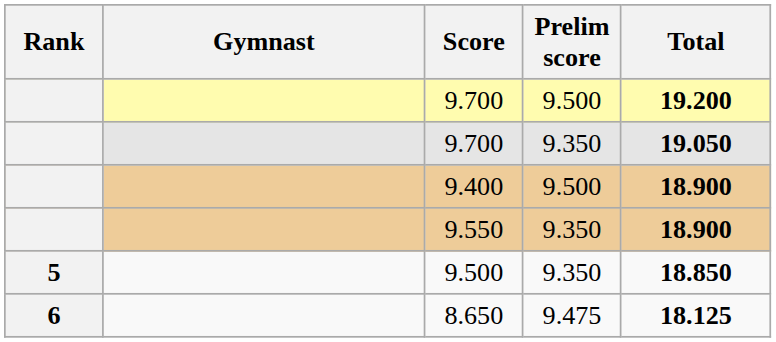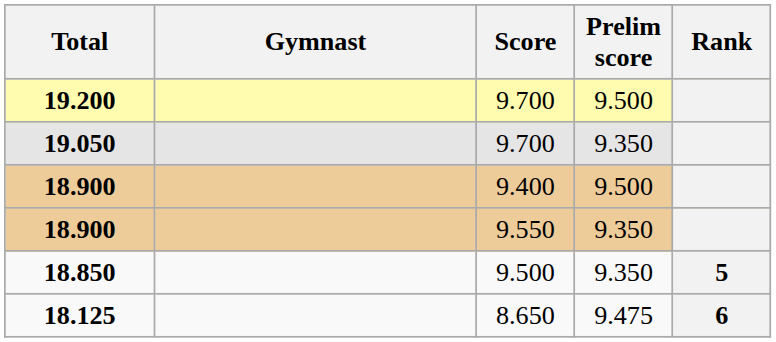columns swapped: (54, 41) <-> (696, 41)
